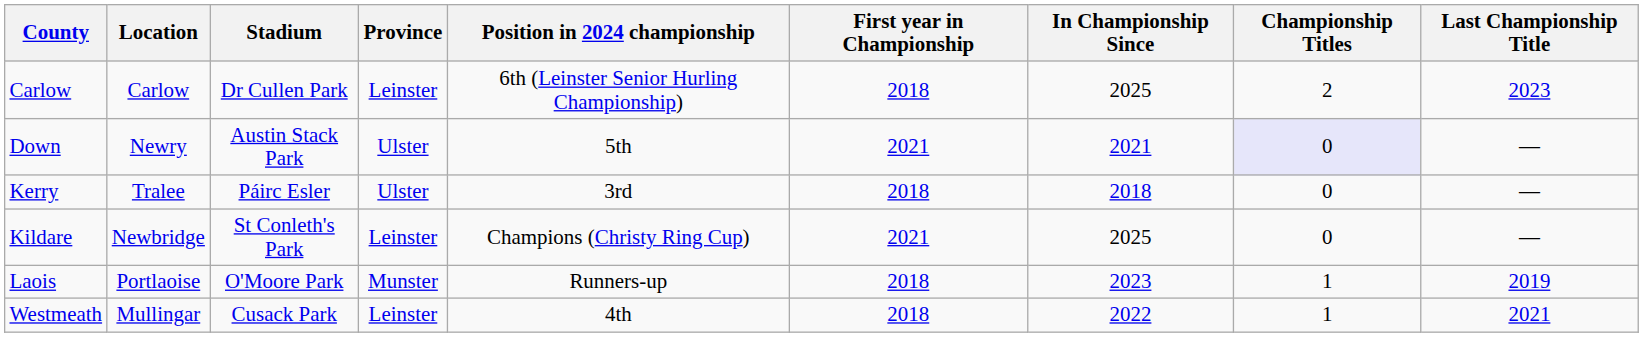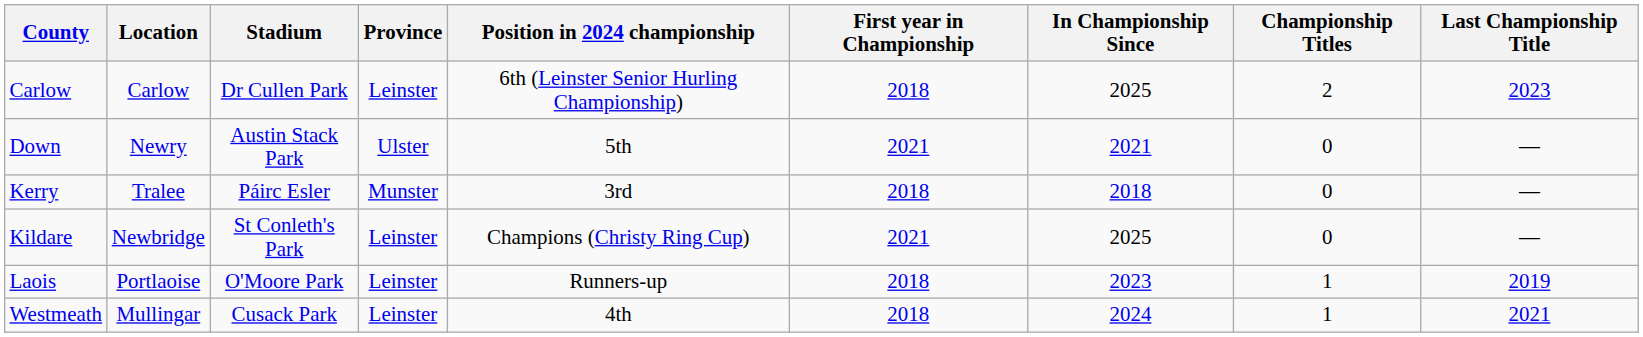(1327, 146) lavender background -> (1327, 146) no background
(403, 191) Ulster -> (403, 191) Munster
(403, 281) Munster -> (403, 281) Leinster
(1130, 314) 2022 -> (1130, 314) 2024
